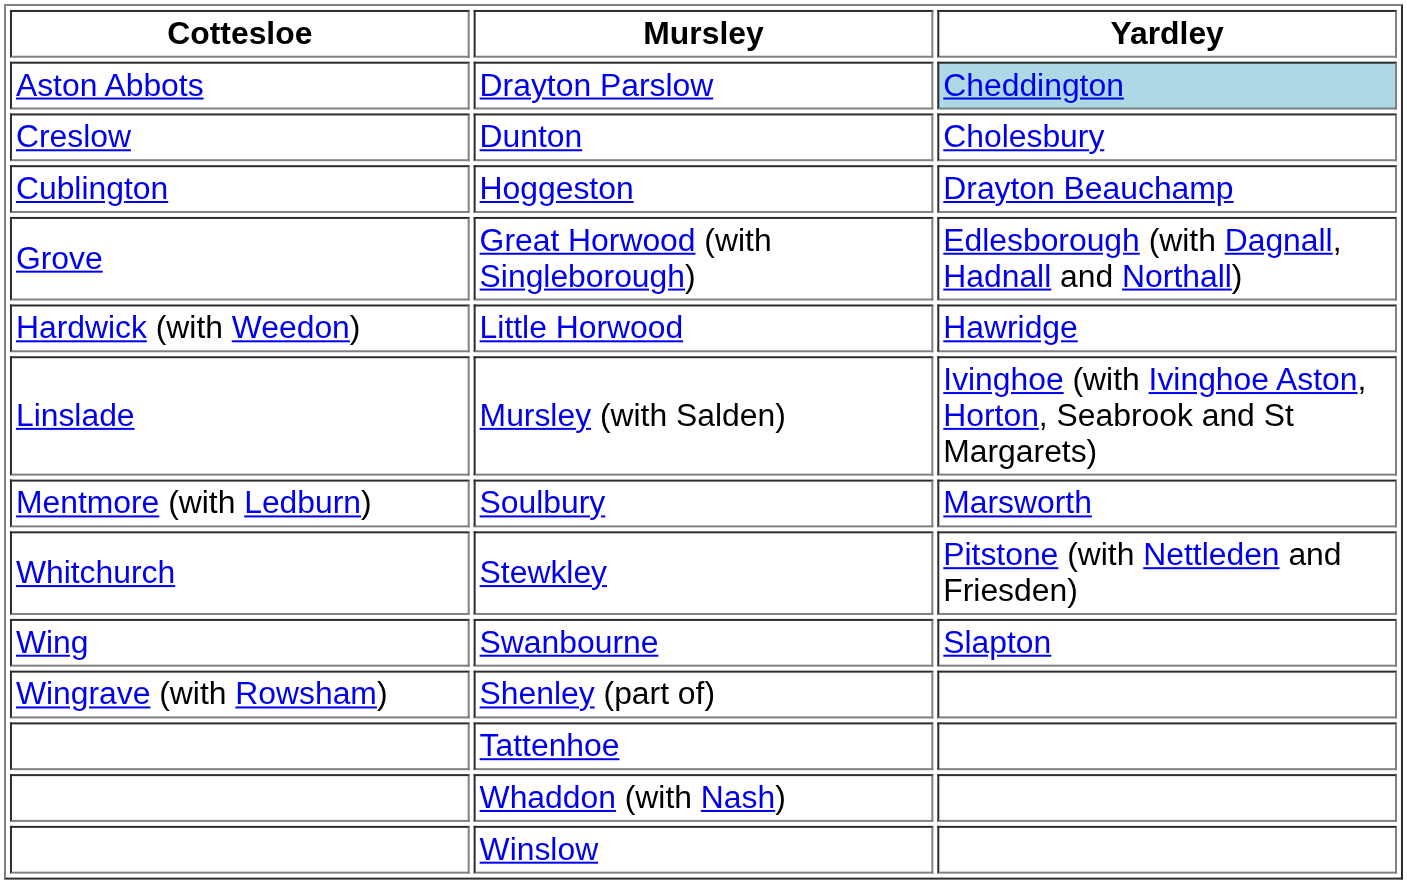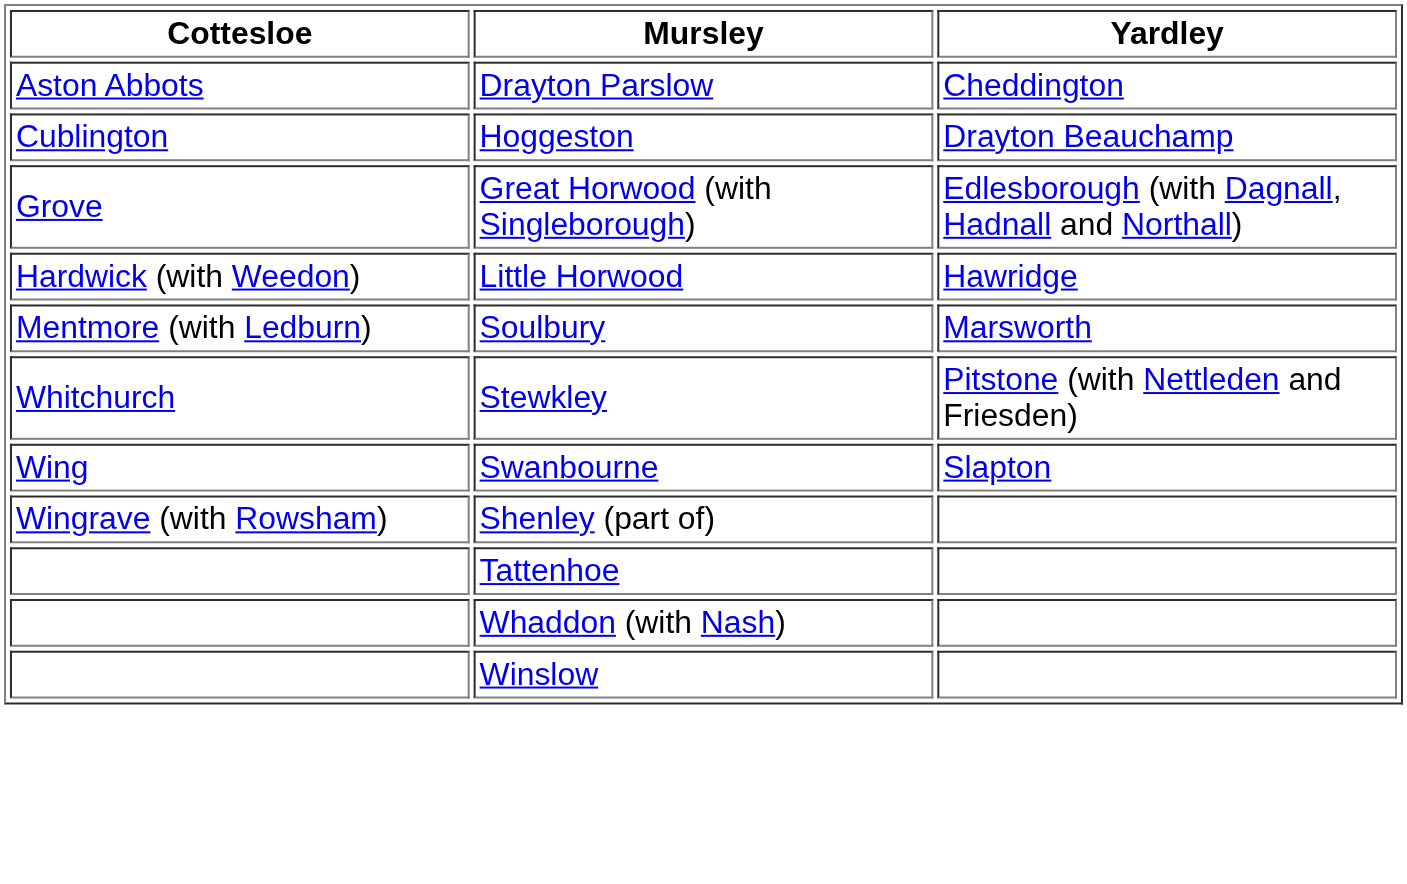(1034, 85) lightblue background -> (1034, 85) no background
- row: (531, 136)
- row: (633, 415)
